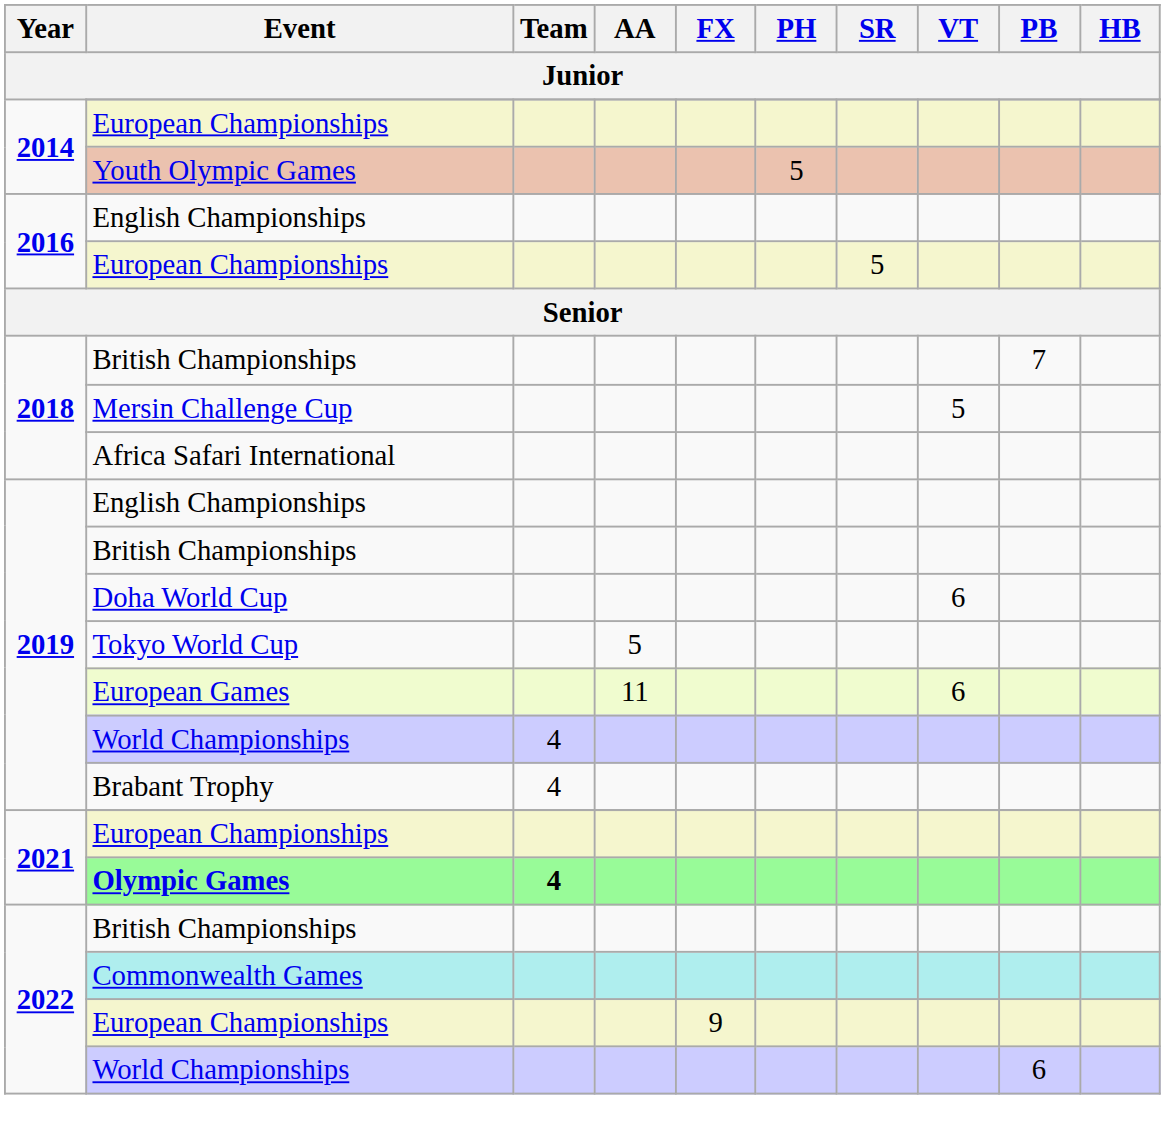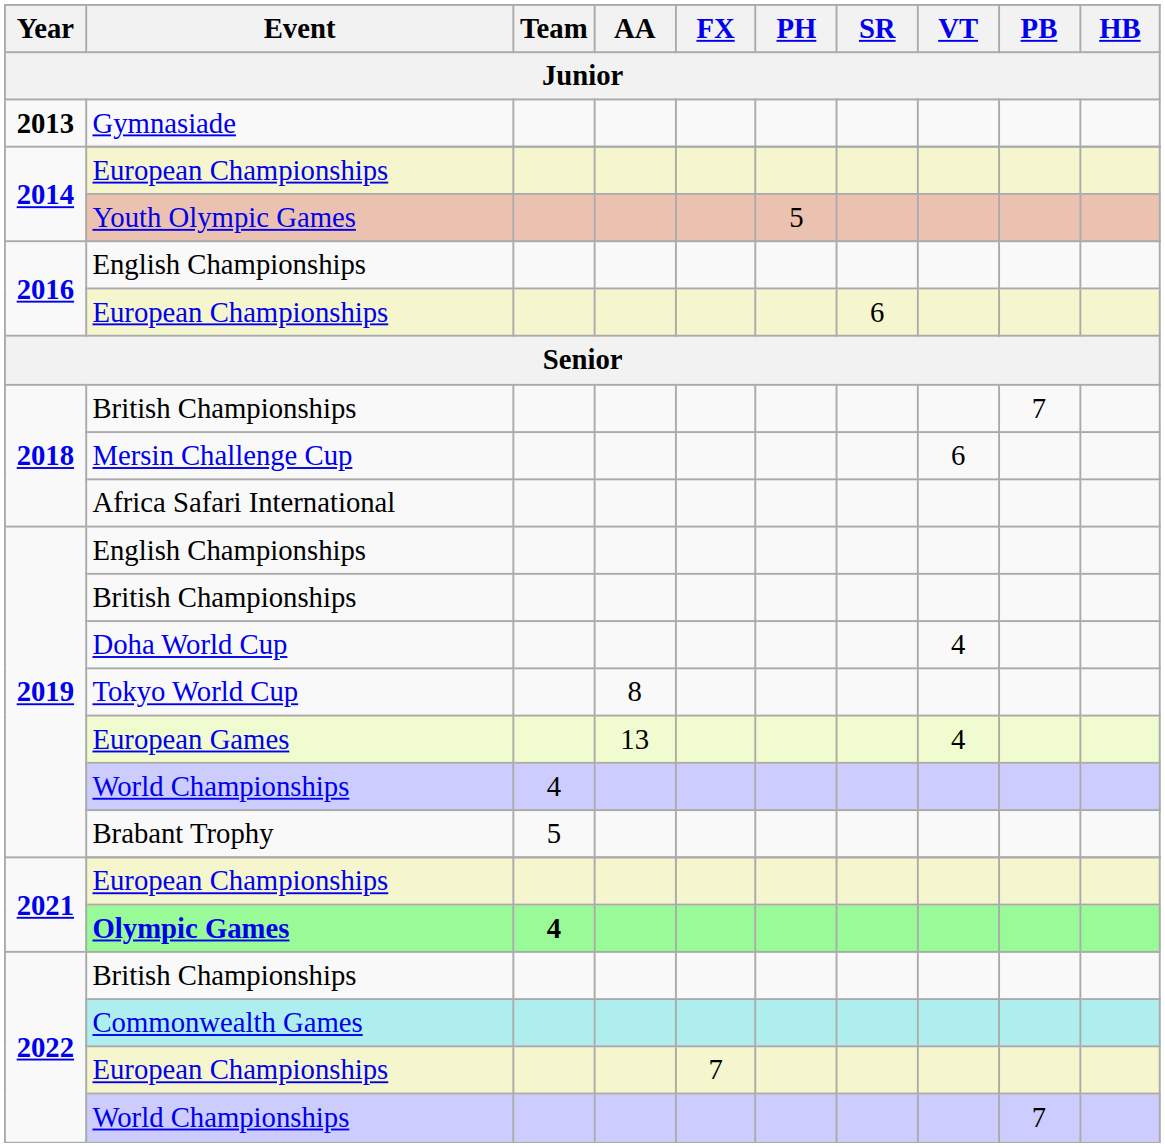+ row: (45, 123)
(877, 265) 5 -> (877, 312) 6
(958, 407) 5 -> (958, 454) 6
(958, 596) 6 -> (958, 644) 4
(635, 644) 5 -> (635, 691) 8
(635, 691) 11 -> (635, 738) 13
(958, 691) 6 -> (958, 738) 4
(554, 786) 4 -> (554, 833) 5
(716, 1023) 9 -> (716, 1070) 7
(1039, 1070) 6 -> (1039, 1117) 7
